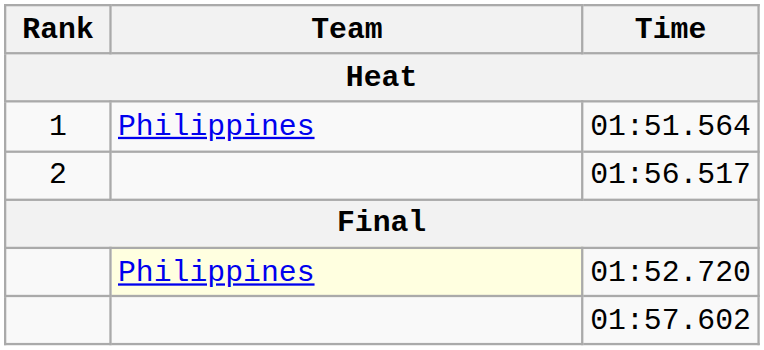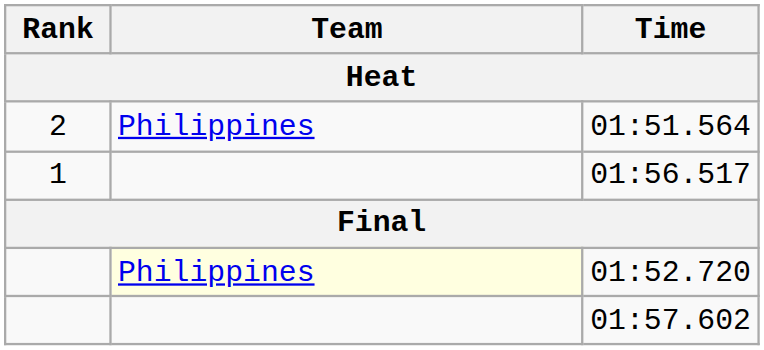(58, 126) 1 -> (58, 126) 2
(58, 175) 2 -> (58, 175) 1
